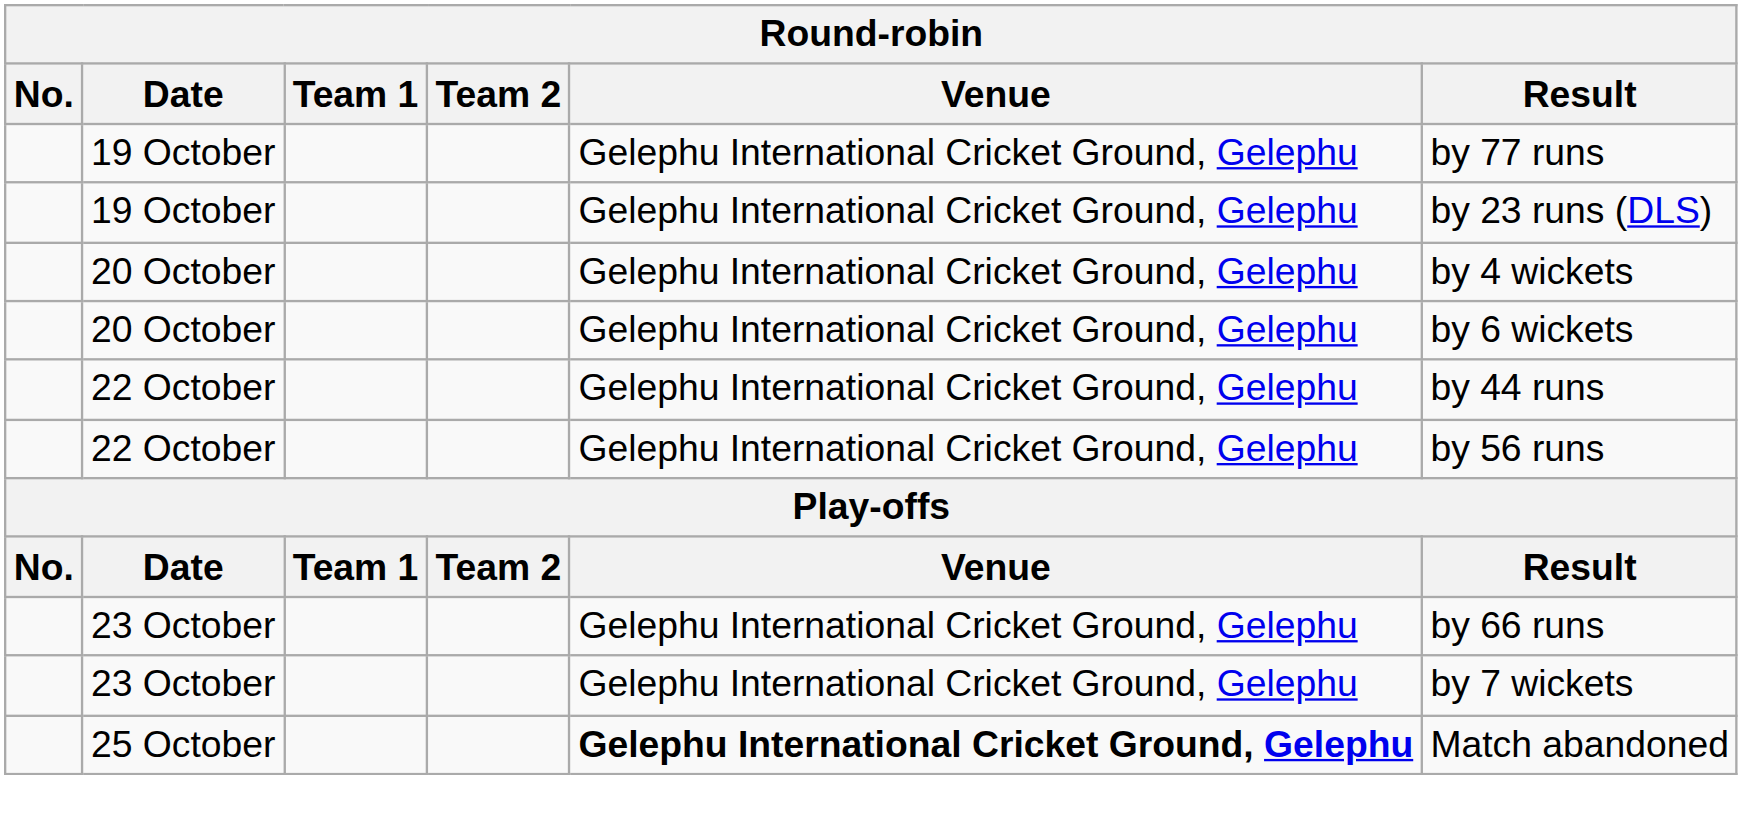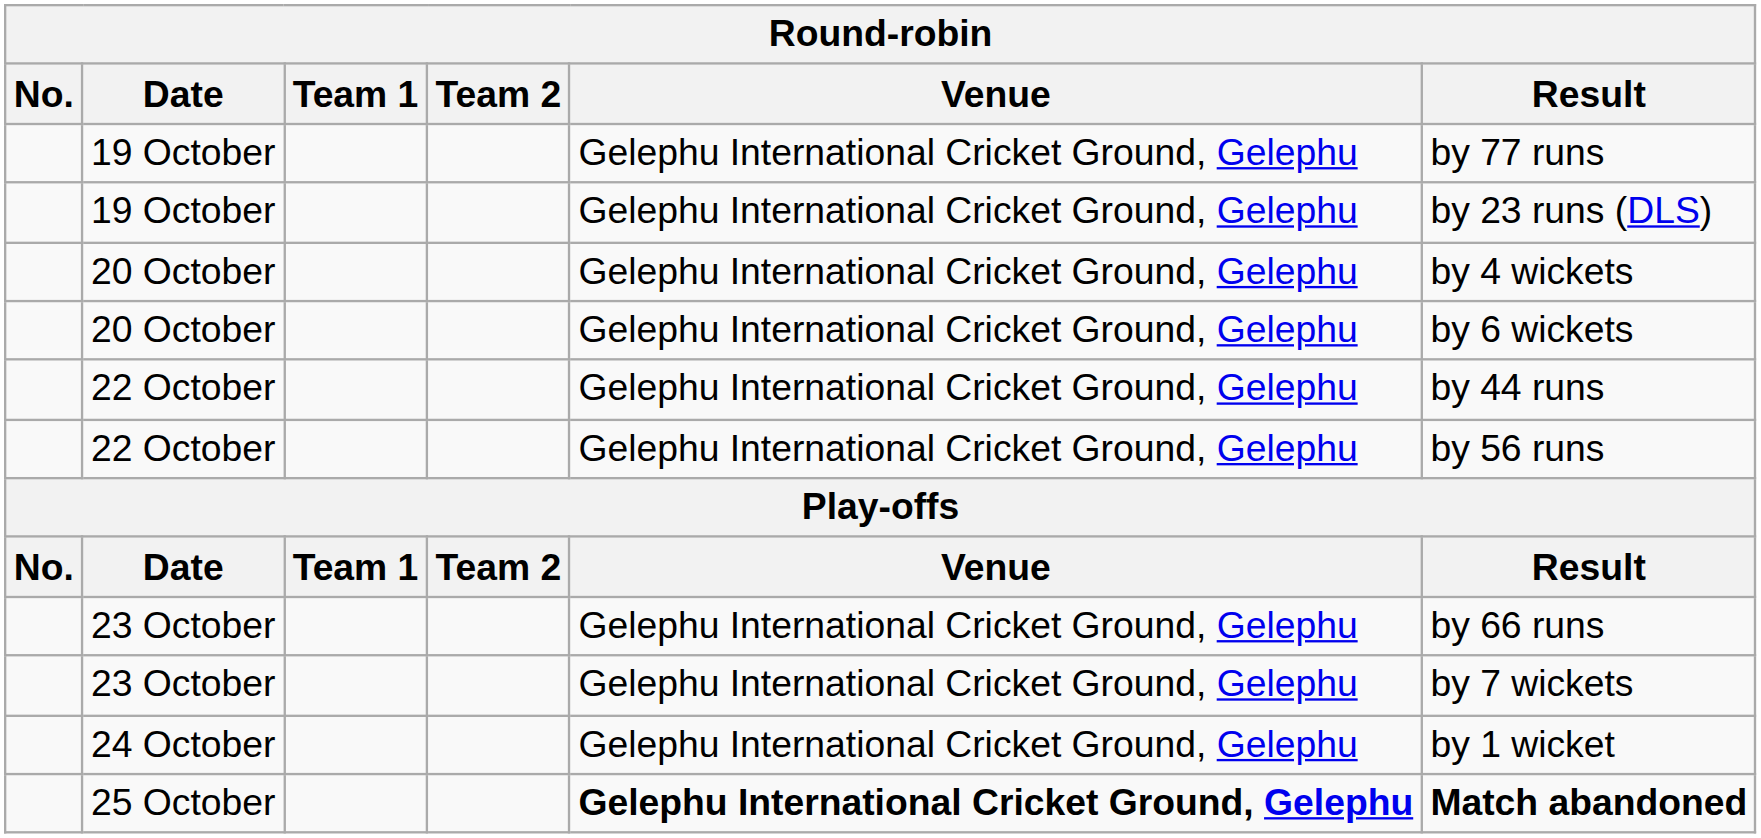+ row: (44, 744)
(1580, 743) normal -> (1589, 802) bold
